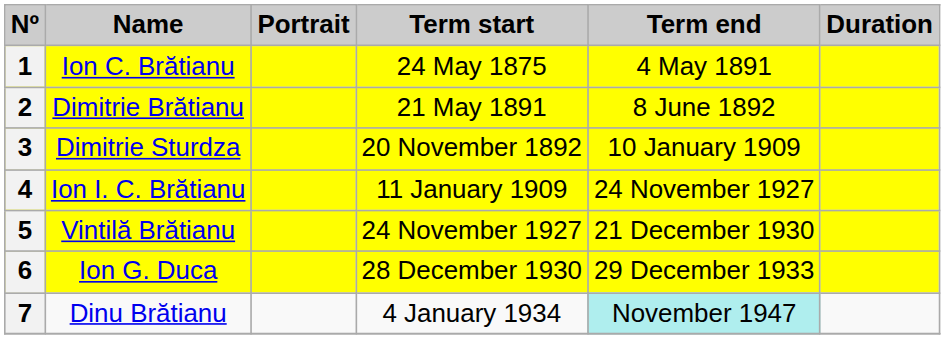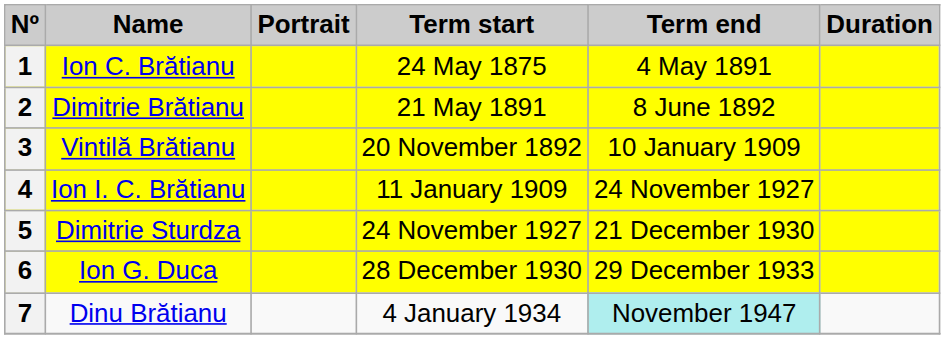(148, 148) Dimitrie Sturdza -> (148, 148) Vintilă Brătianu
(148, 230) Vintilă Brătianu -> (148, 230) Dimitrie Sturdza
